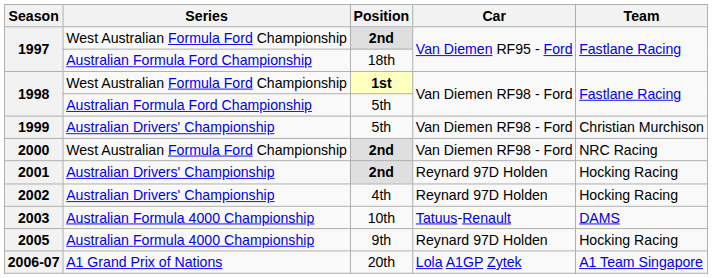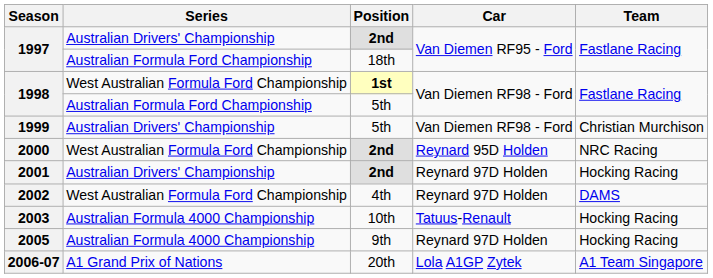(207, 38) West Australian Formula Ford Championship -> (170, 38) Australian Drivers' Championship
(494, 150) Van Diemen RF98 - Ford -> (482, 150) Reynard 95D Holden
(170, 195) Australian Drivers' Championship -> (207, 195) West Australian Formula Ford Championship
(629, 195) Hocking Racing -> (600, 195) DAMS
(600, 217) DAMS -> (629, 217) Hocking Racing
